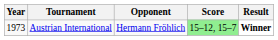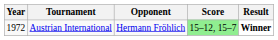(16, 28) 1973 -> (16, 28) 1972
